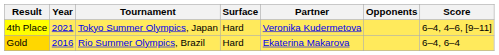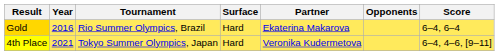rows swapped: (17, 43) <-> (27, 27)
